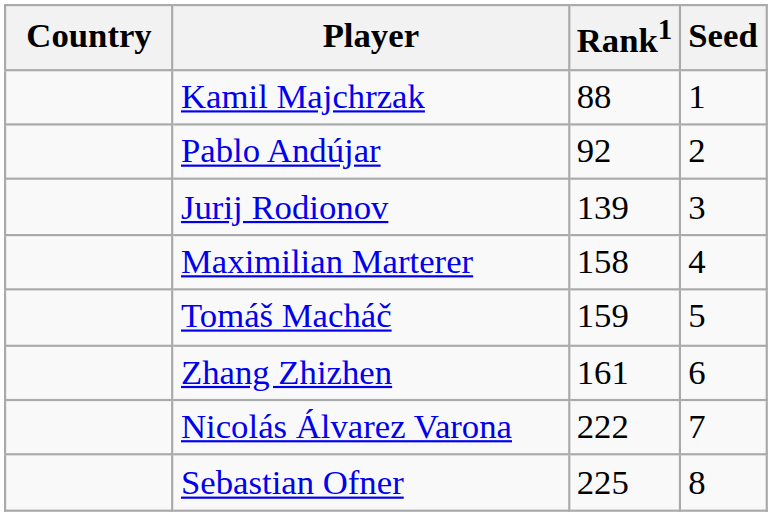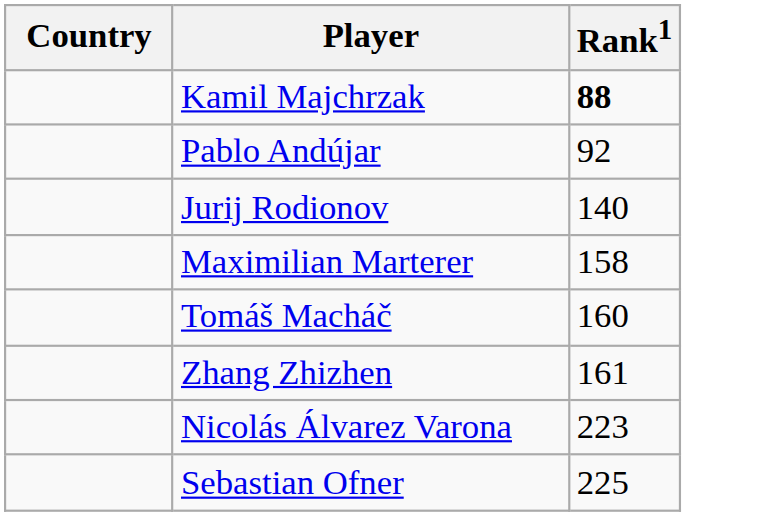- column: (723, 36)
(594, 96) normal -> (594, 96) bold
(603, 206) 139 -> (603, 206) 140
(603, 316) 159 -> (603, 316) 160
(603, 426) 222 -> (603, 426) 223
